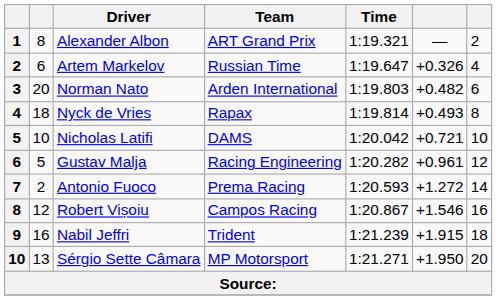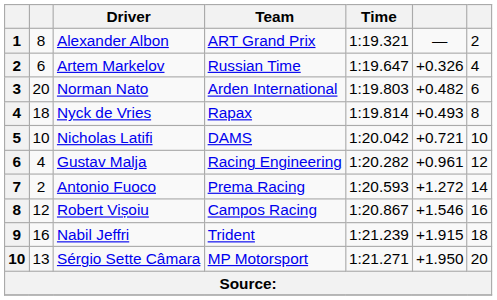(41, 162) 5 -> (41, 162) 4
